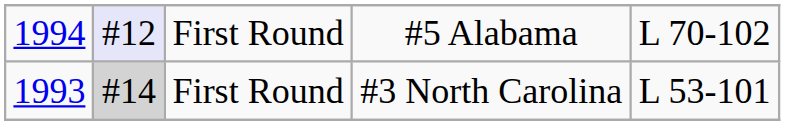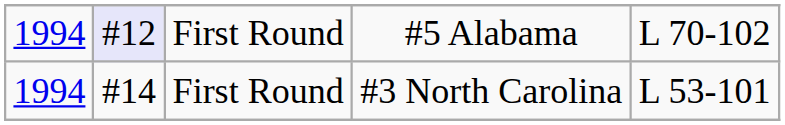(49, 90) 1993 -> (49, 90) 1994
(129, 90) lightgrey background -> (129, 90) no background
